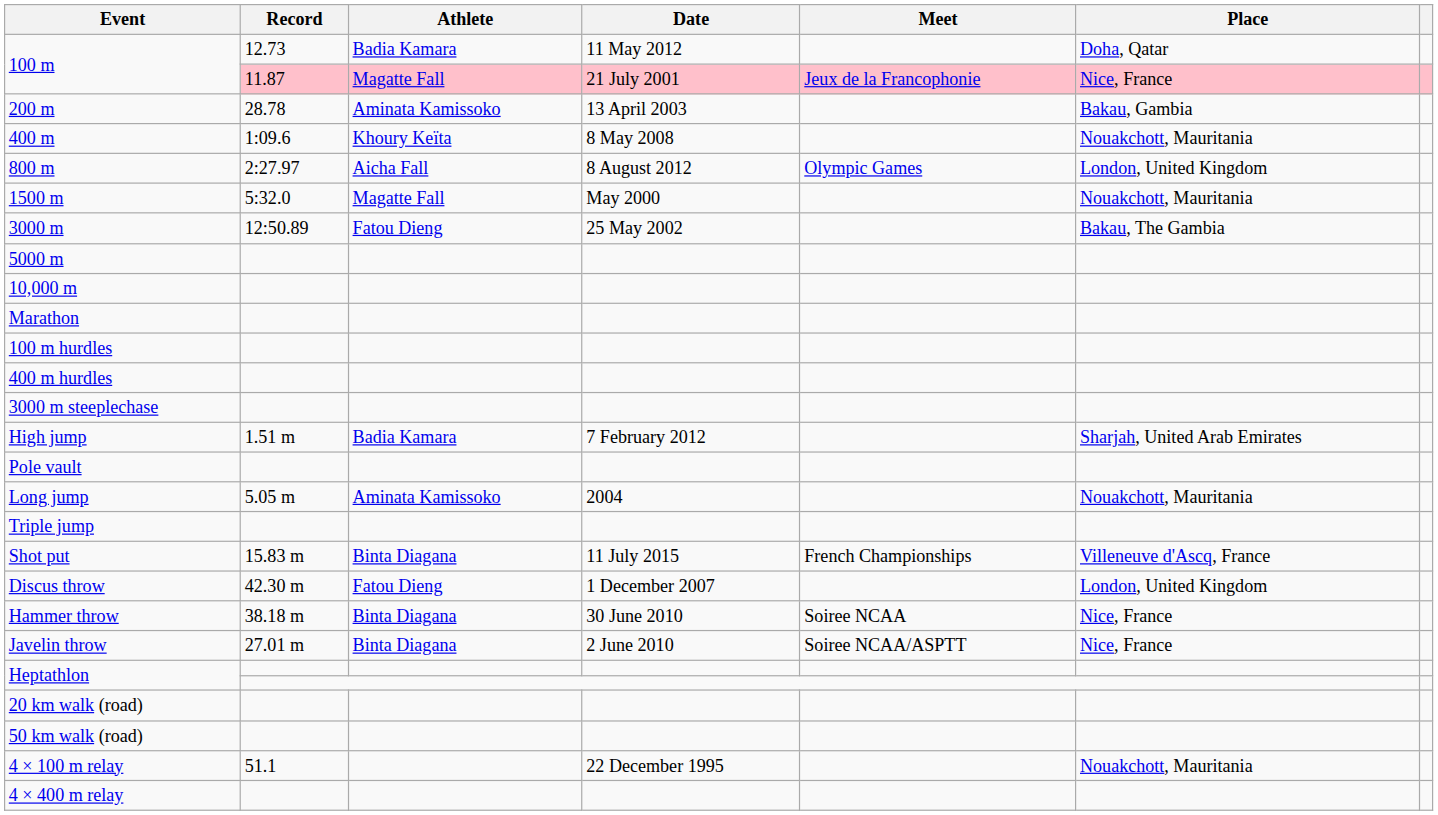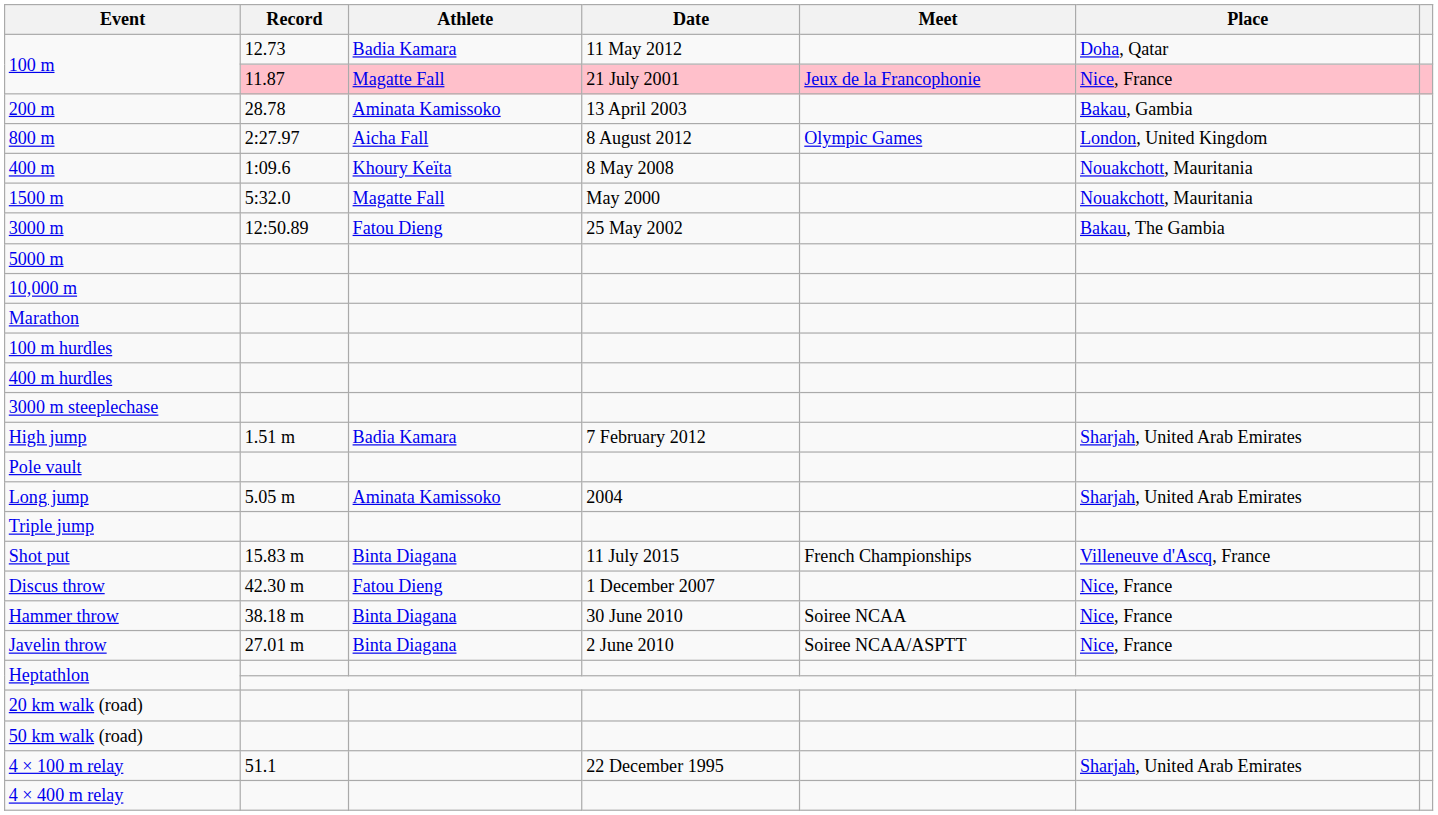rows swapped: (32, 138) <-> (32, 168)
(1166, 496) Nouakchott, Mauritania -> (1191, 496) Sharjah, United Arab Emirates
(1174, 586) London, United Kingdom -> (1126, 586) Nice, France
(1166, 765) Nouakchott, Mauritania -> (1191, 765) Sharjah, United Arab Emirates
